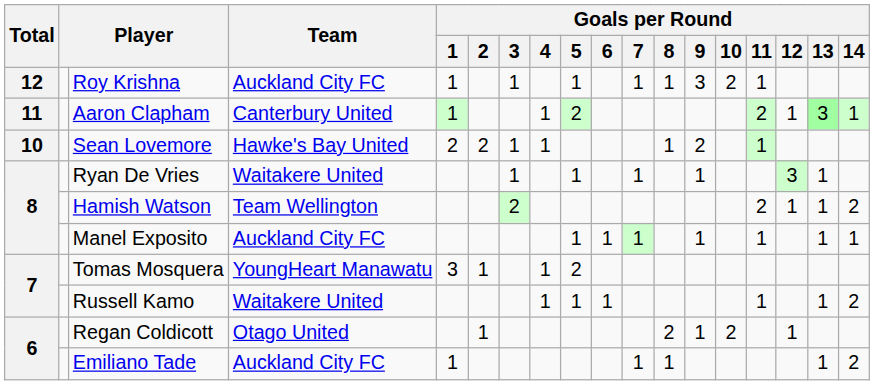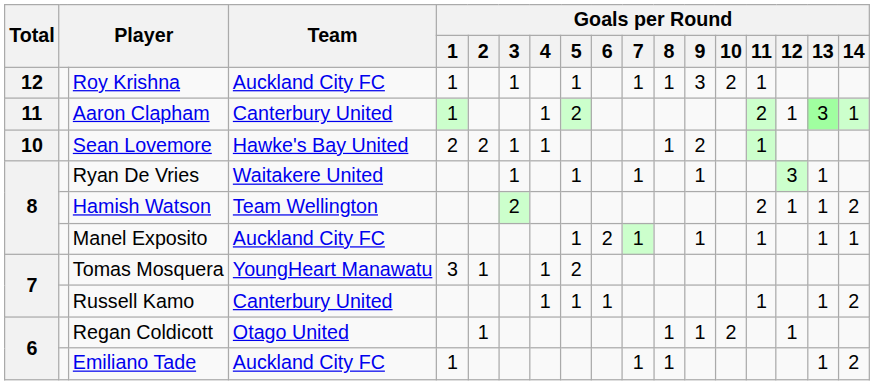(607, 238) 1 -> (607, 238) 2
(308, 301) Waitakere United -> (313, 301) Canterbury United
(669, 332) 2 -> (669, 332) 1
